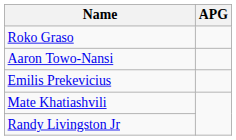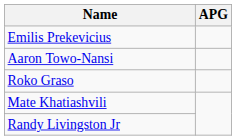rows swapped: (59, 80) <-> (41, 37)
